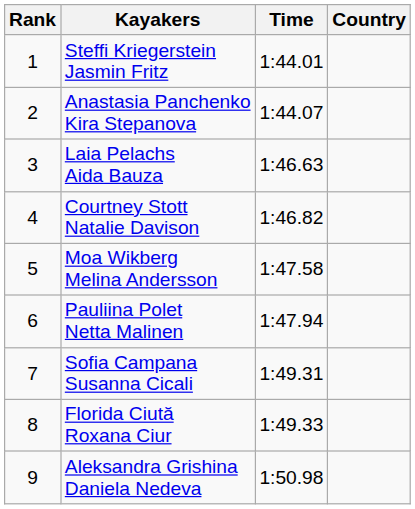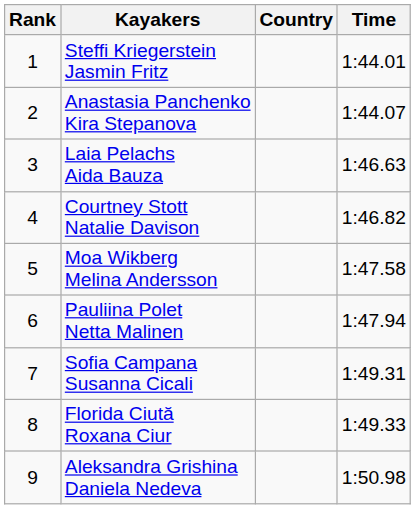columns swapped: (369, 19) <-> (291, 19)
